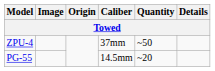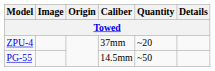(145, 43) ~50 -> (145, 43) ~20
(145, 58) ~20 -> (145, 58) ~50
